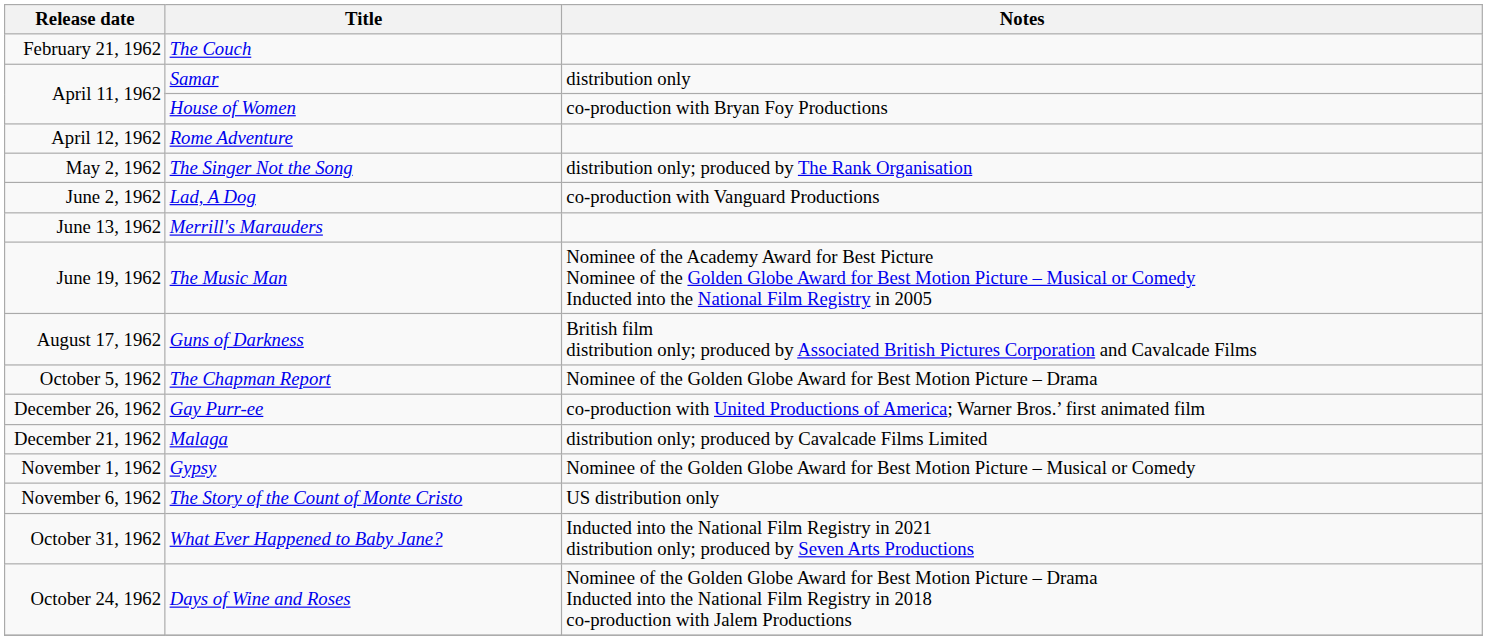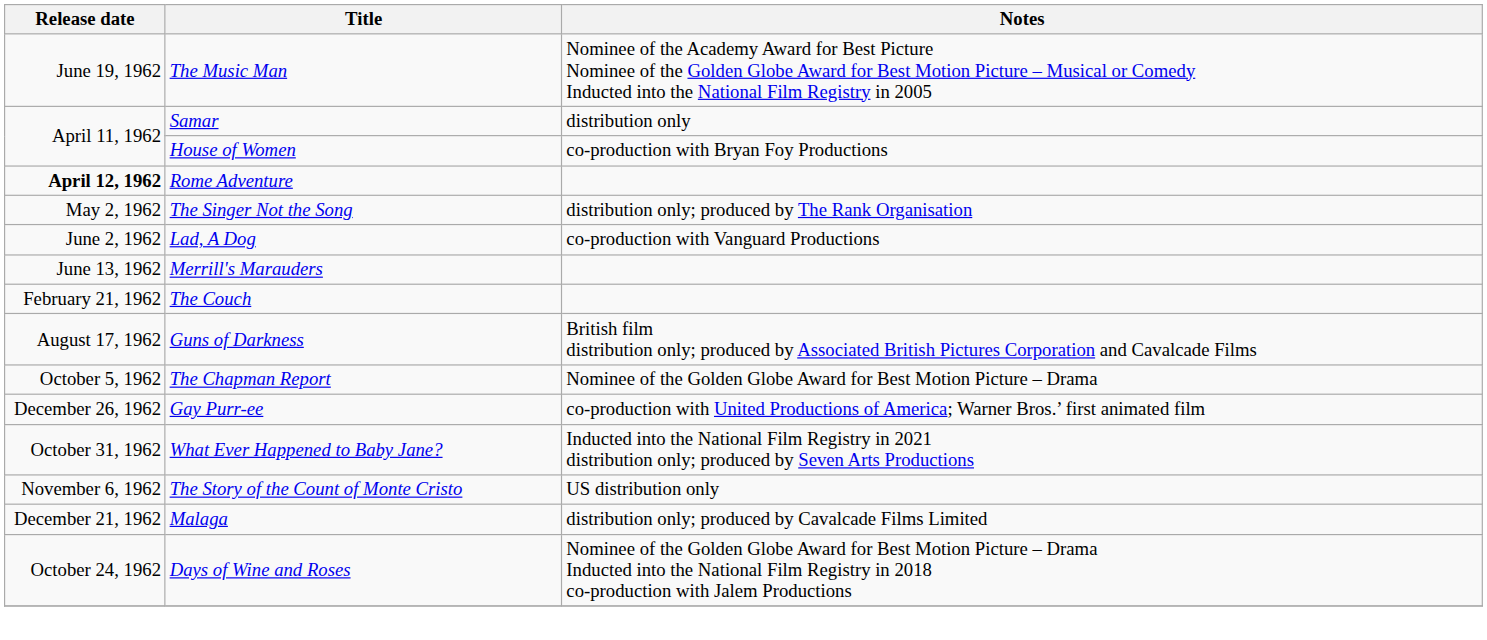rows swapped: (210, 49) <-> (228, 277)
(106, 138) normal -> (105, 180) bold
rows swapped: (306, 538) <-> (199, 438)
- row: (193, 468)
